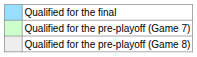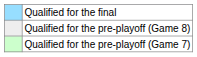rows swapped: (107, 28) <-> (107, 44)
